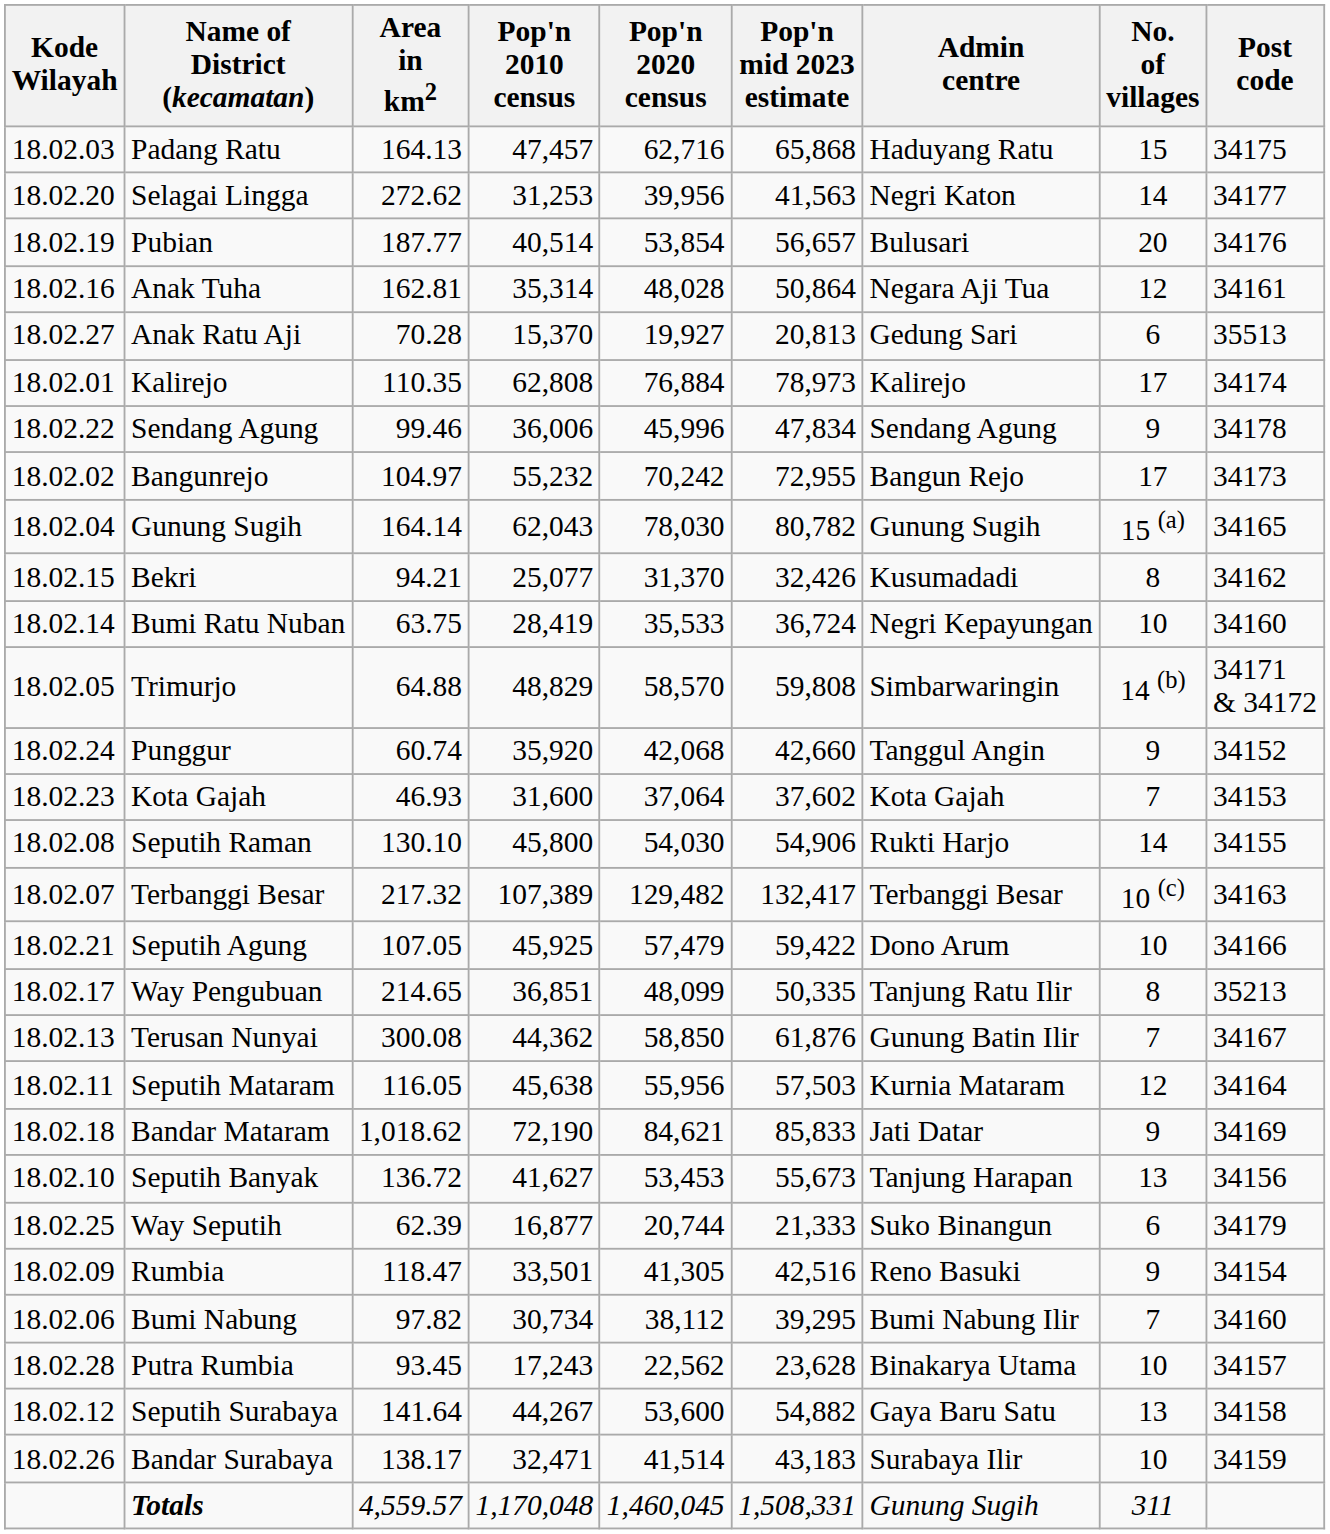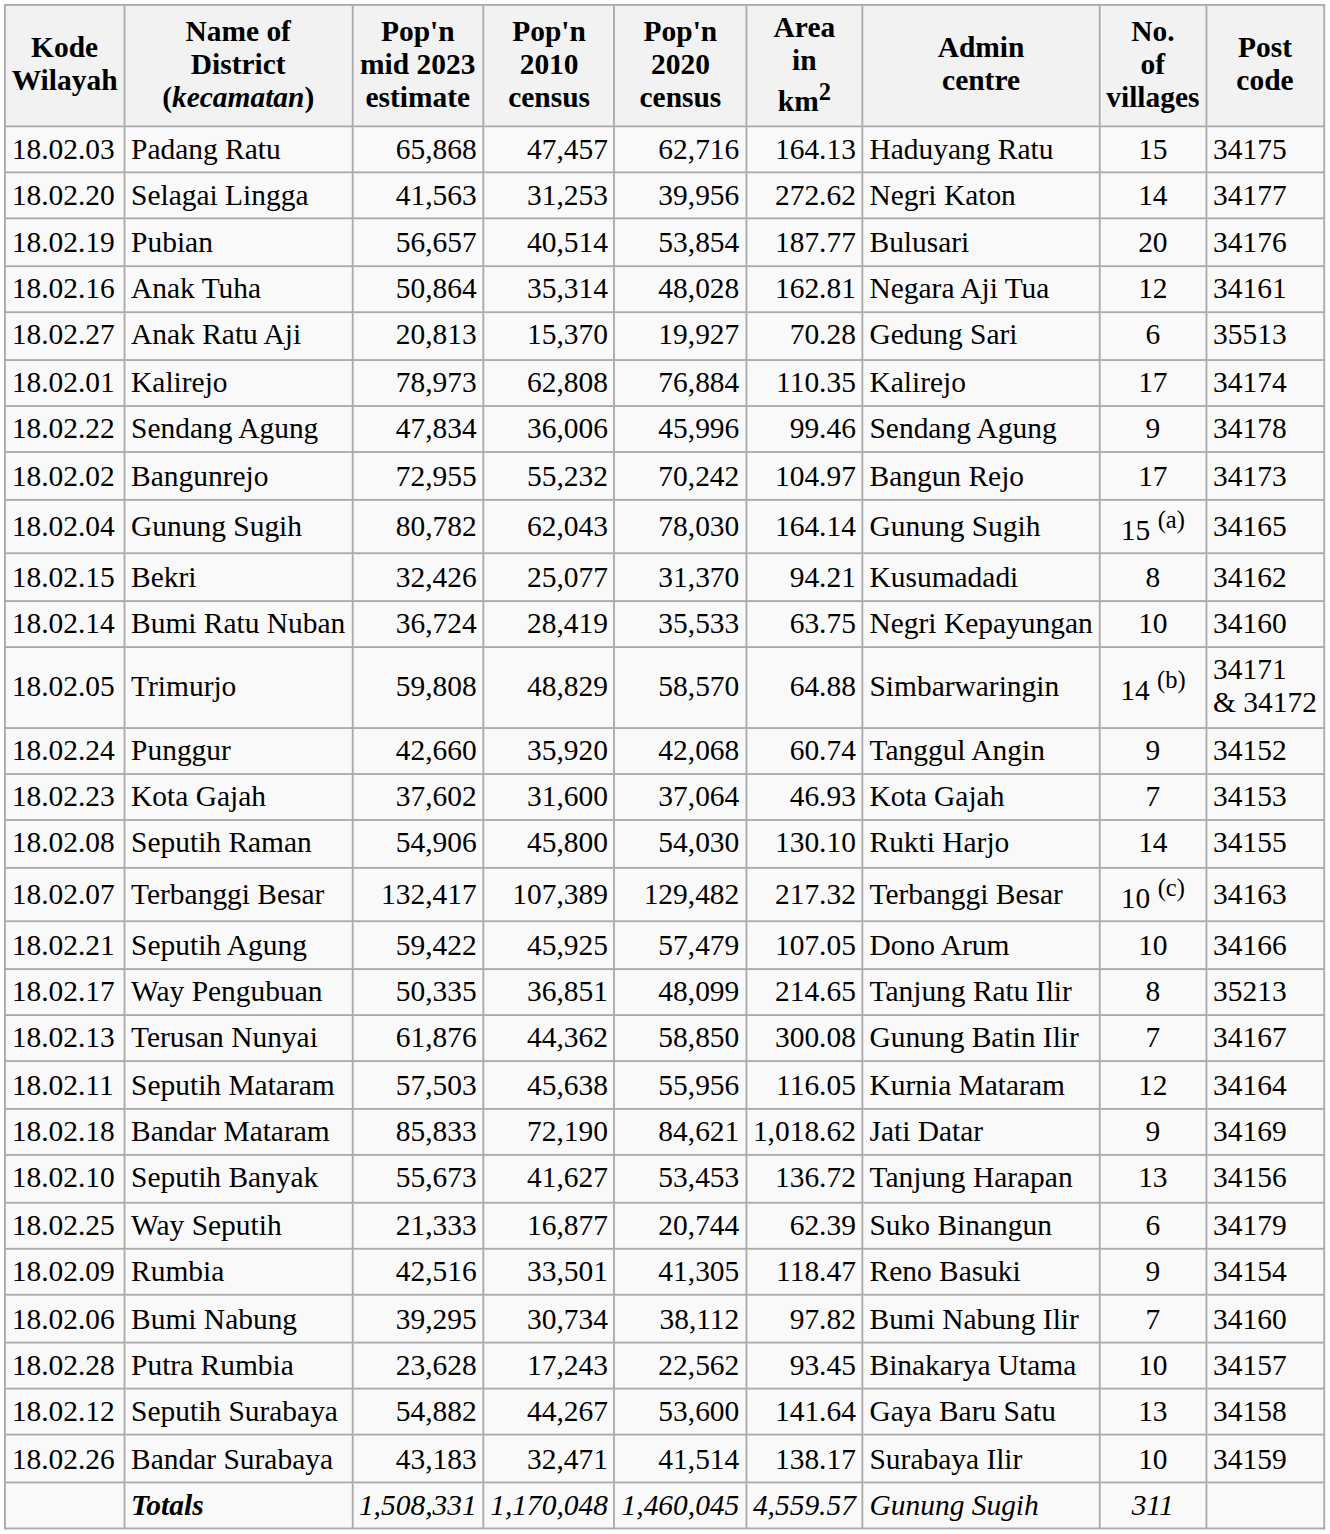columns swapped: (410, 64) <-> (797, 64)
